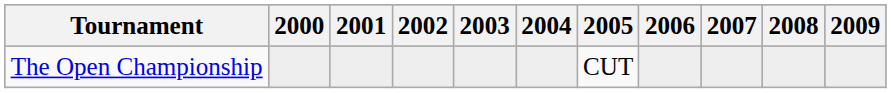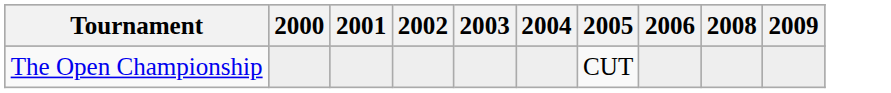- column: (732, 25)
